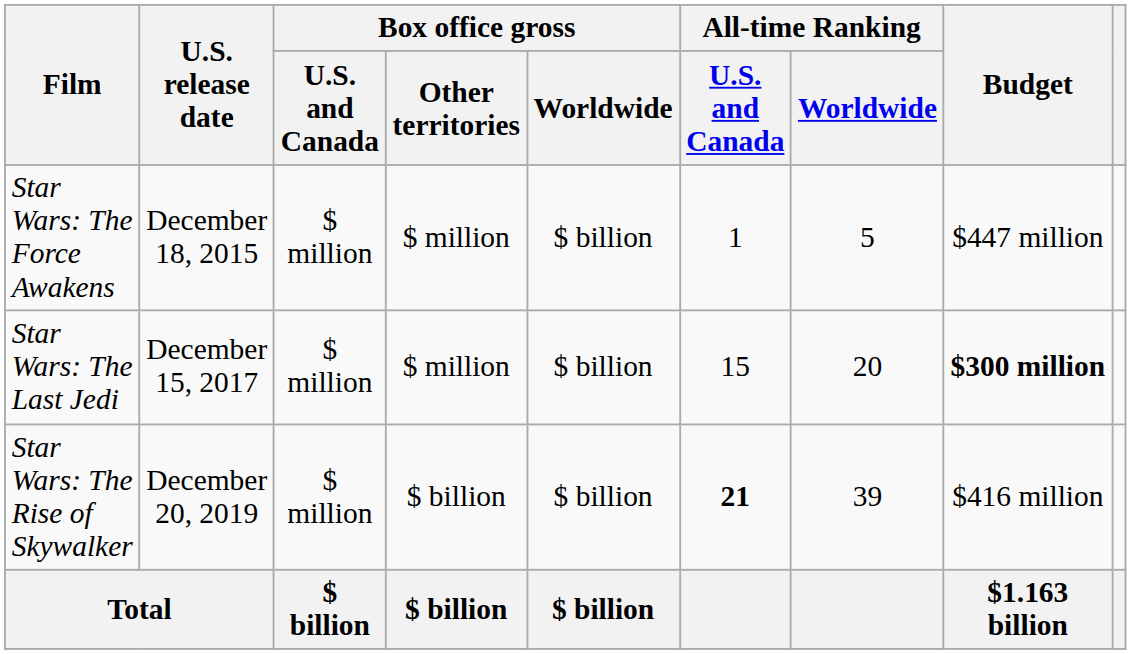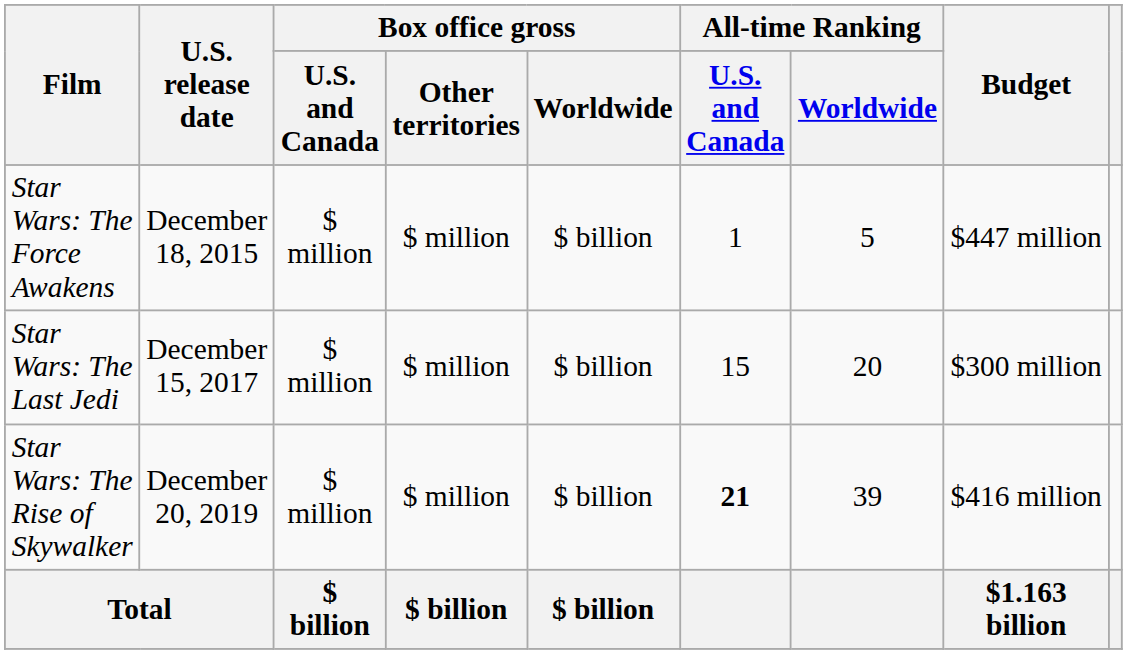(1028, 366) bold -> (1026, 366) normal
(456, 496) $ billion -> (456, 496) $ million
